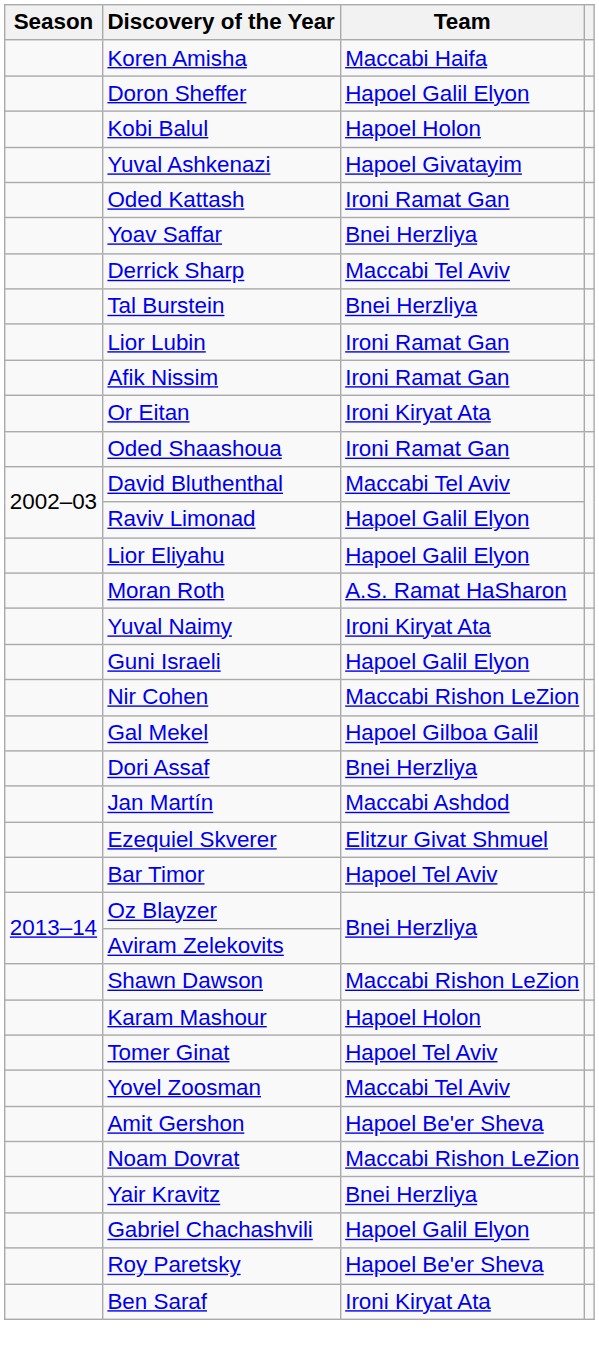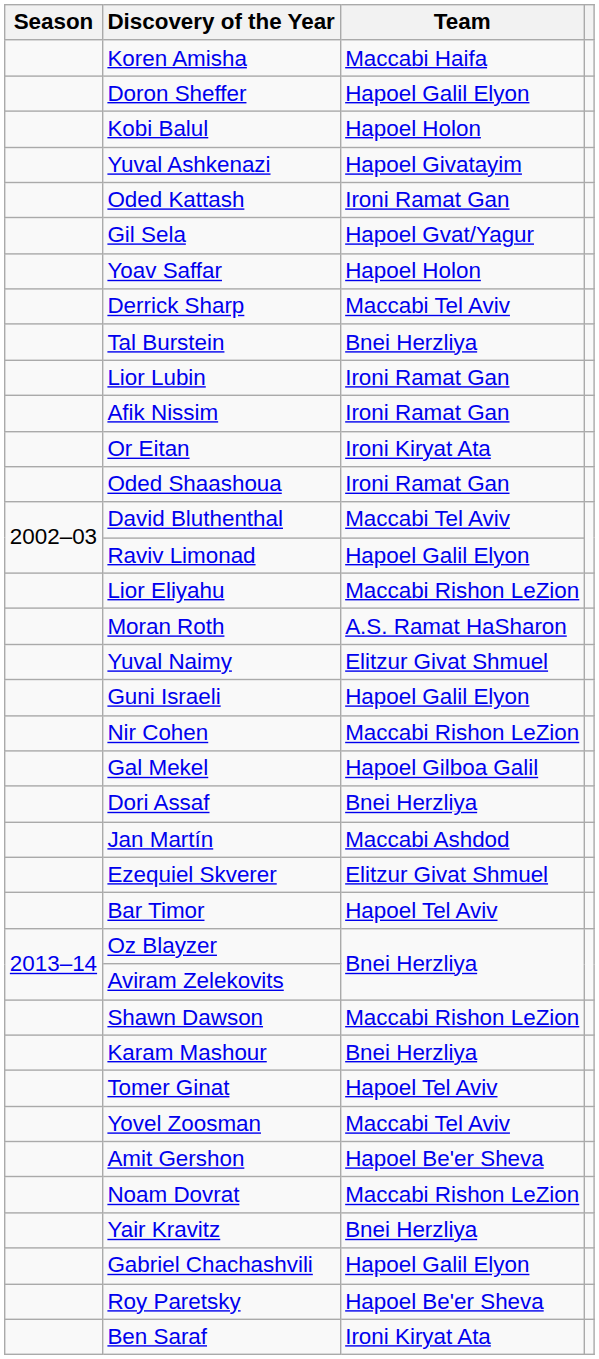+ row: (147, 235)
(411, 235) Bnei Herzliya -> (413, 270) Hapoel Holon
(437, 555) Hapoel Galil Elyon -> (462, 590) Maccabi Rishon LeZion
(418, 626) Ironi Kiryat Ata -> (447, 661) Elitzur Givat Shmuel
(413, 1016) Hapoel Holon -> (411, 1052) Bnei Herzliya
